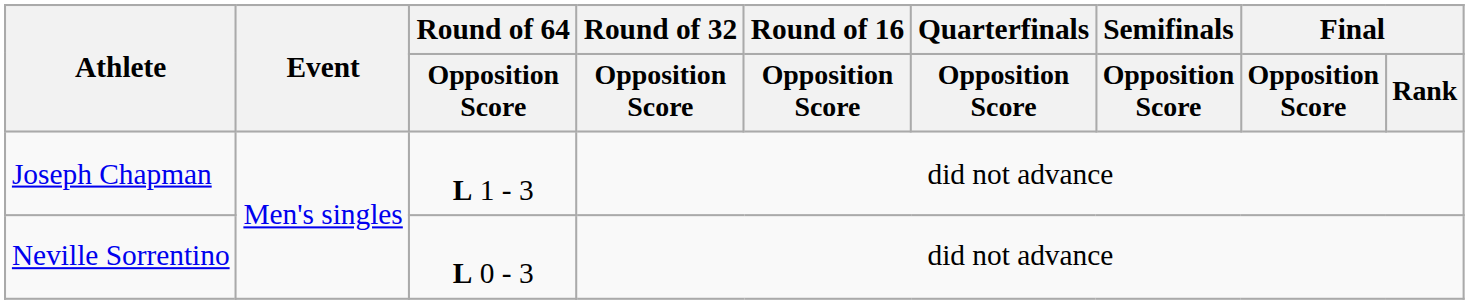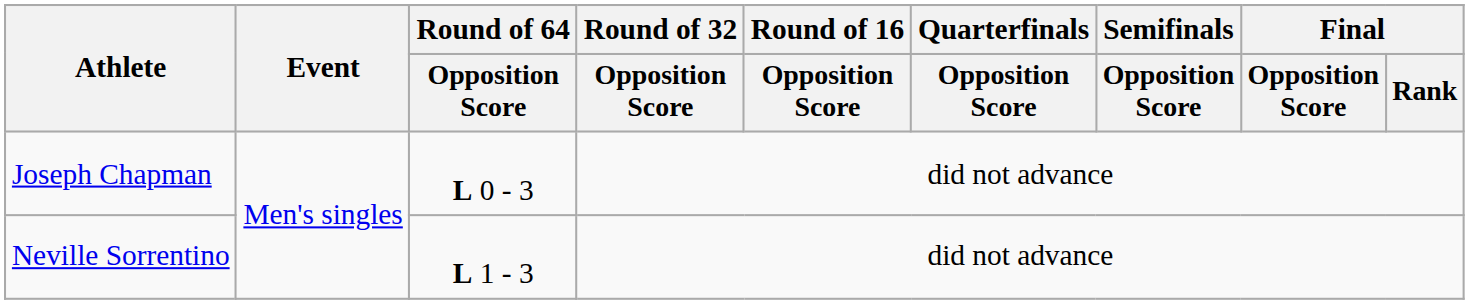(493, 190) L 1 - 3 -> (493, 190) L 0 - 3
(493, 273) L 0 - 3 -> (493, 273) L 1 - 3
